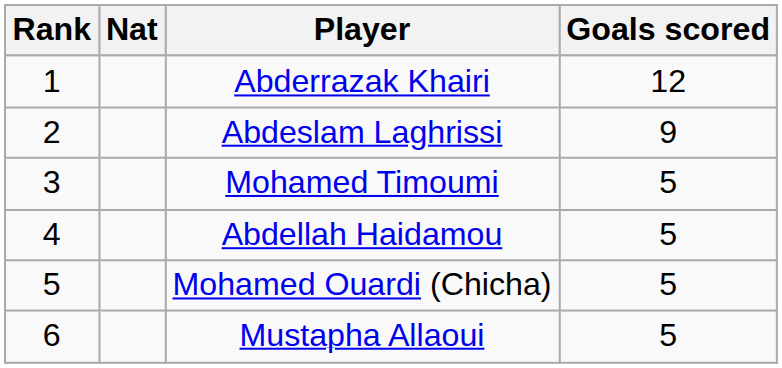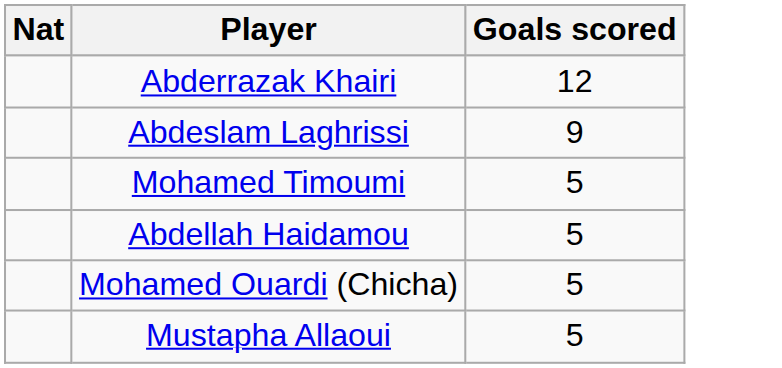- column: (52, 30)
